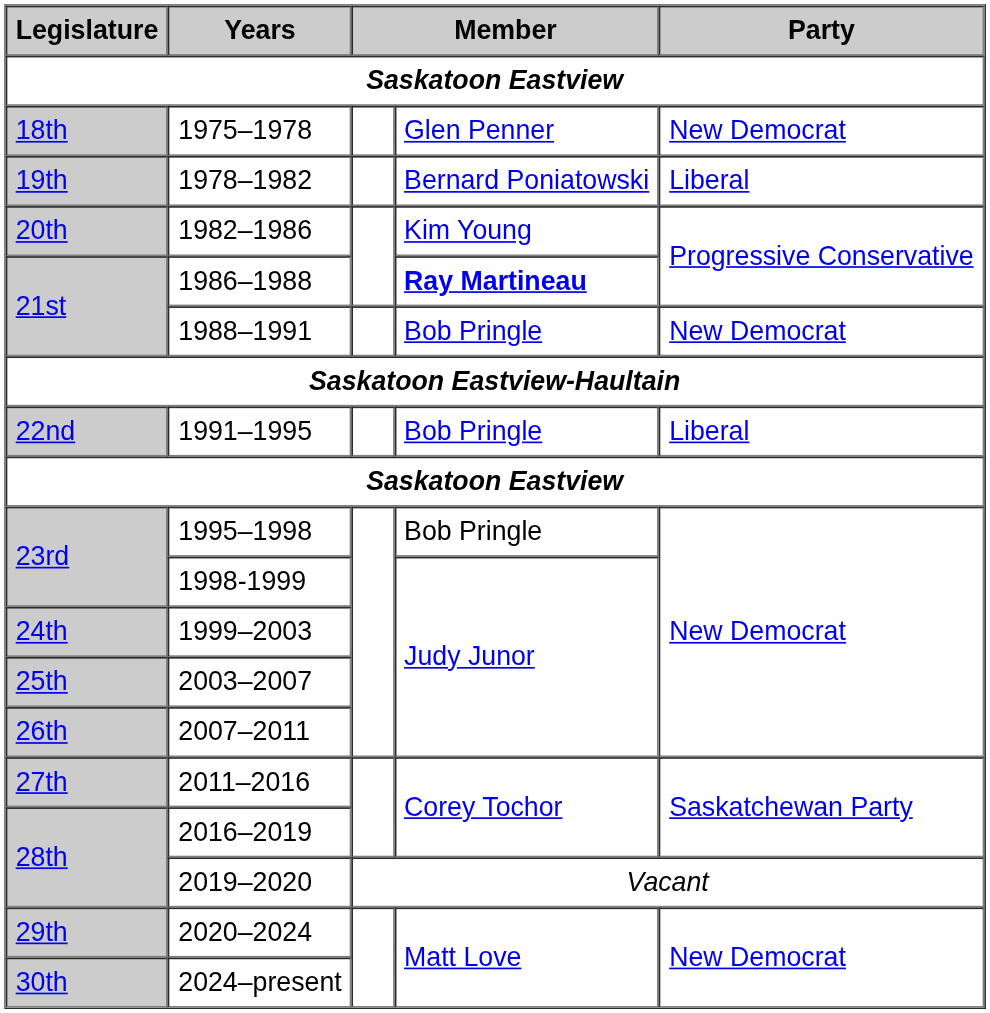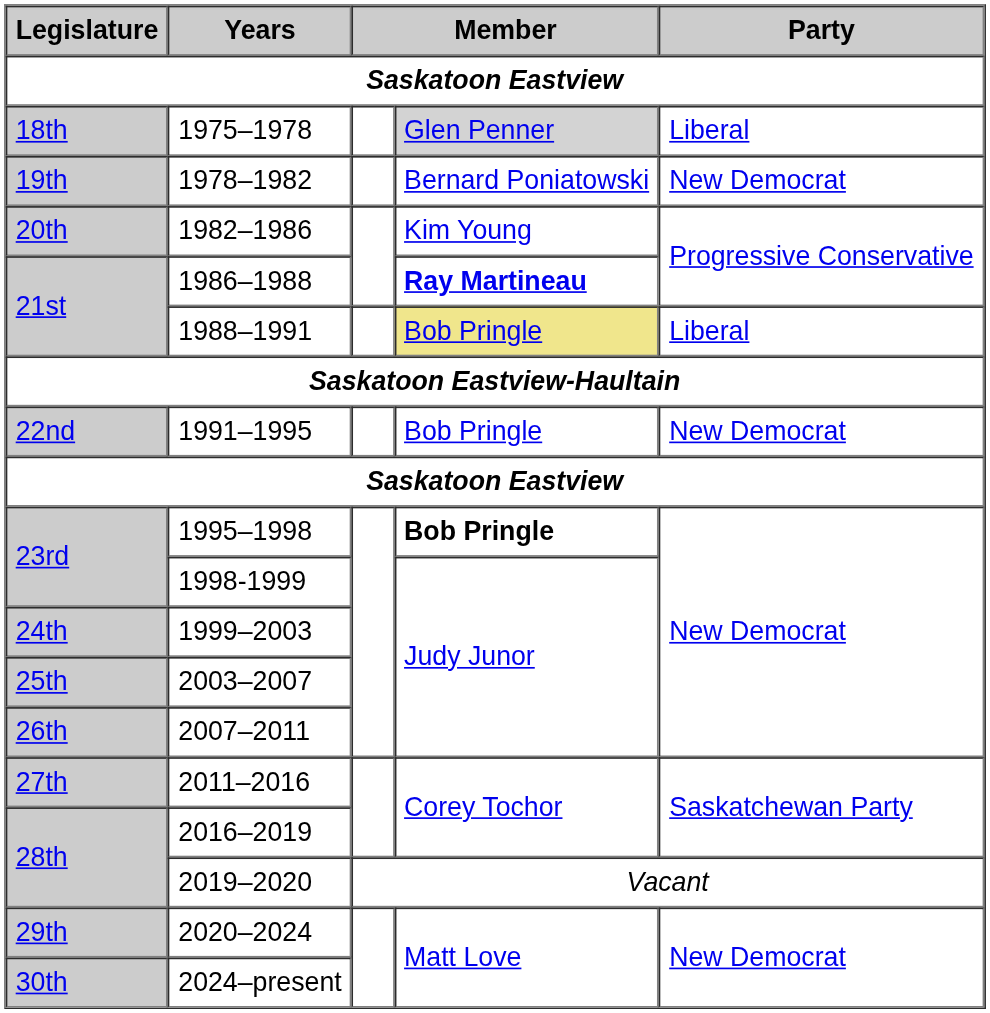(479, 130) no background -> (479, 130) lightgrey background
(758, 130) New Democrat -> (709, 130) Liberal
(709, 180) Liberal -> (758, 180) New Democrat
(473, 330) no background -> (473, 330) khaki background
(758, 330) New Democrat -> (709, 330) Liberal
(709, 431) Liberal -> (758, 431) New Democrat
(473, 531) normal -> (479, 531) bold
